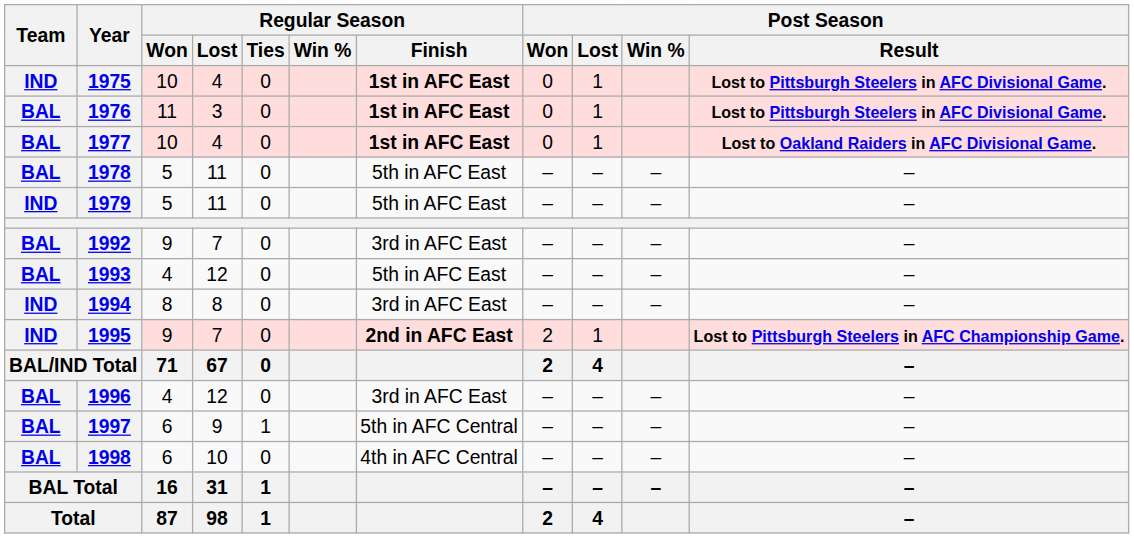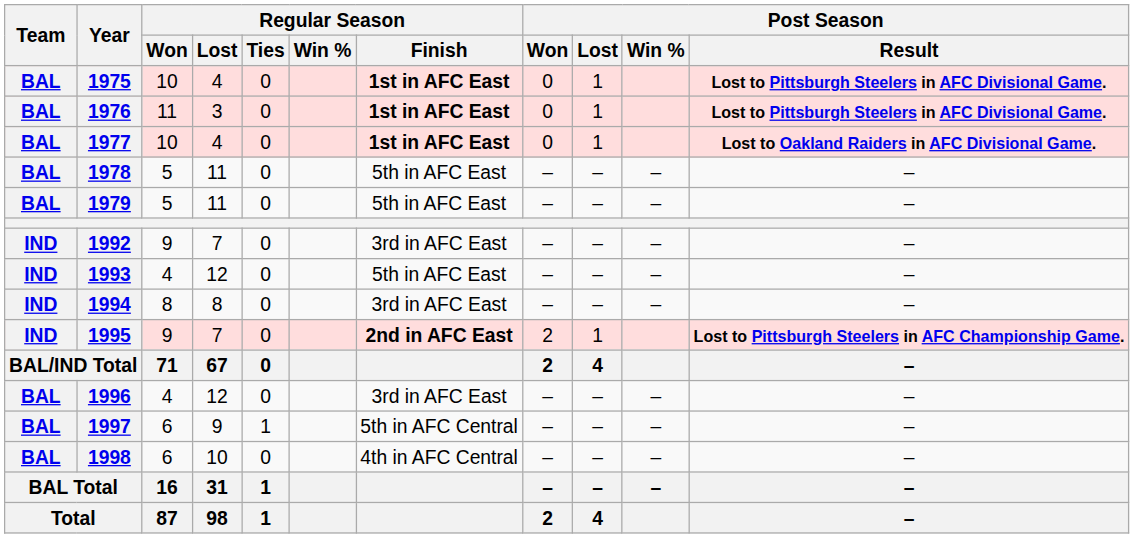(41, 81) IND -> (41, 81) BAL
(41, 203) IND -> (41, 203) BAL
(41, 243) BAL -> (41, 243) IND
(41, 274) BAL -> (41, 274) IND
